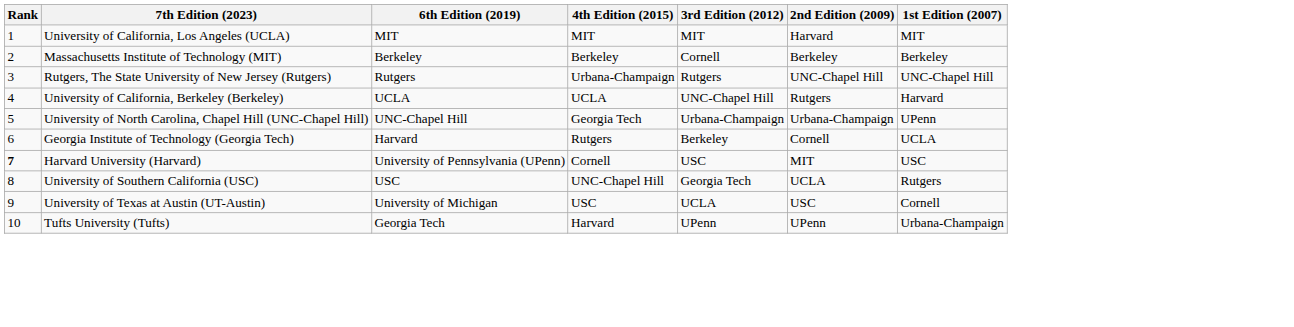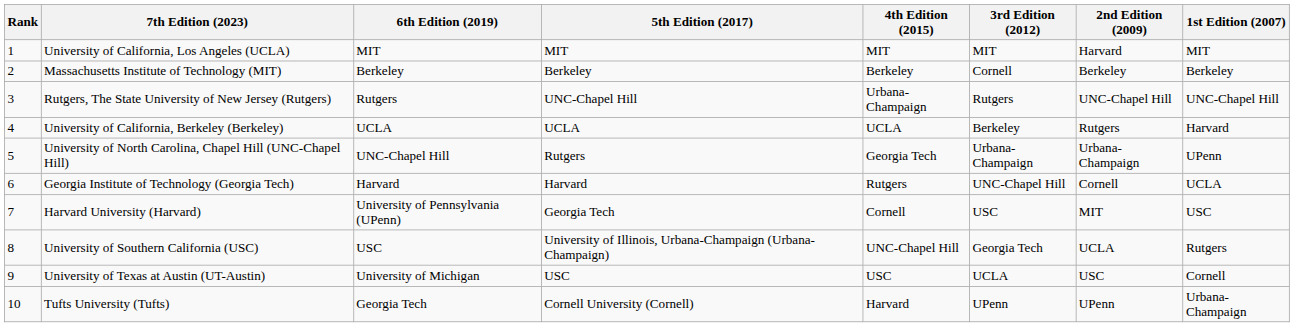+ column: (702, 22)
(727, 98) UNC-Chapel Hill -> (996, 127) Berkeley
(704, 139) Berkeley -> (1019, 184) UNC-Chapel Hill
(11, 160) bold -> (11, 212) normal
